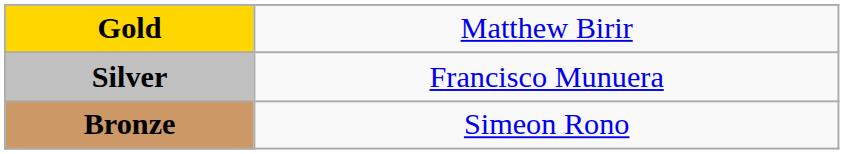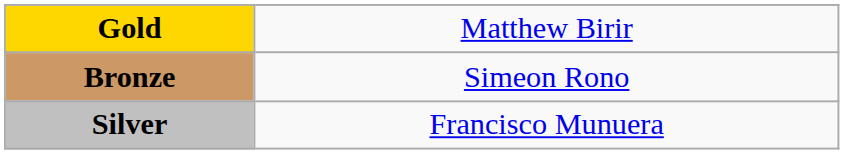rows swapped: (130, 76) <-> (130, 124)
